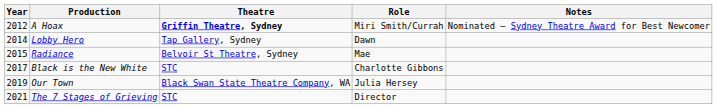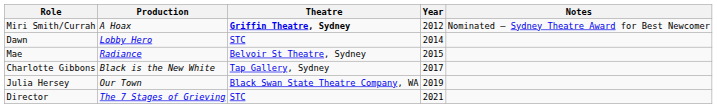columns swapped: (17, 11) <-> (399, 11)
(211, 40) Tap Gallery, Sydney -> (238, 40) STC
(169, 68) STC -> (280, 68) Tap Gallery, Sydney
